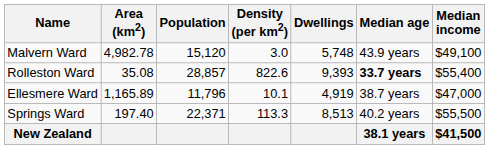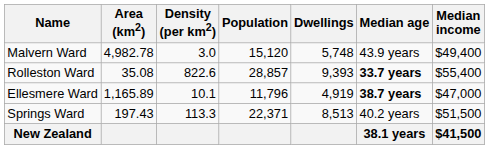columns swapped: (193, 23) <-> (260, 23)
(458, 52) $49,100 -> (458, 52) $49,400
(389, 93) normal -> (391, 93) bold
(134, 113) 197.40 -> (134, 113) 197.43
(458, 113) $55,500 -> (458, 113) $51,500
